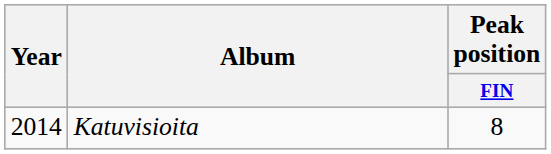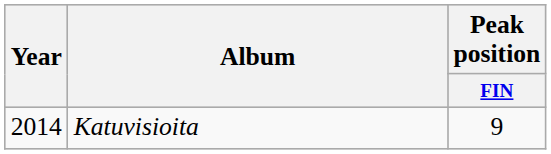(497, 127) 8 -> (497, 127) 9
